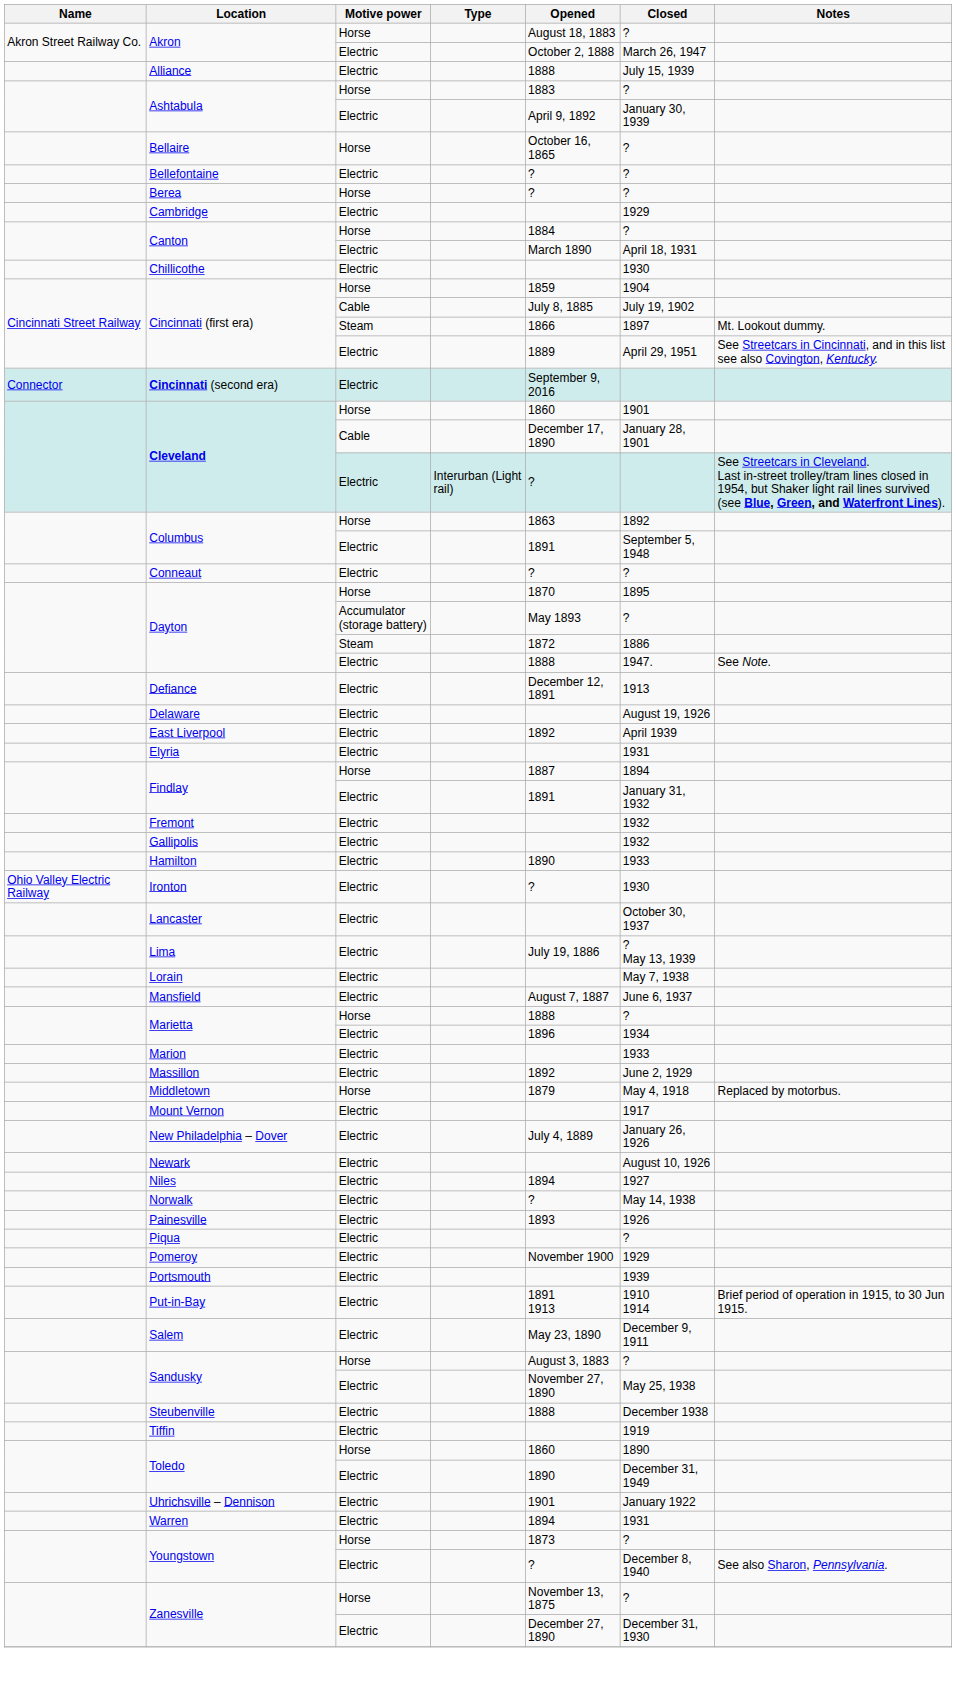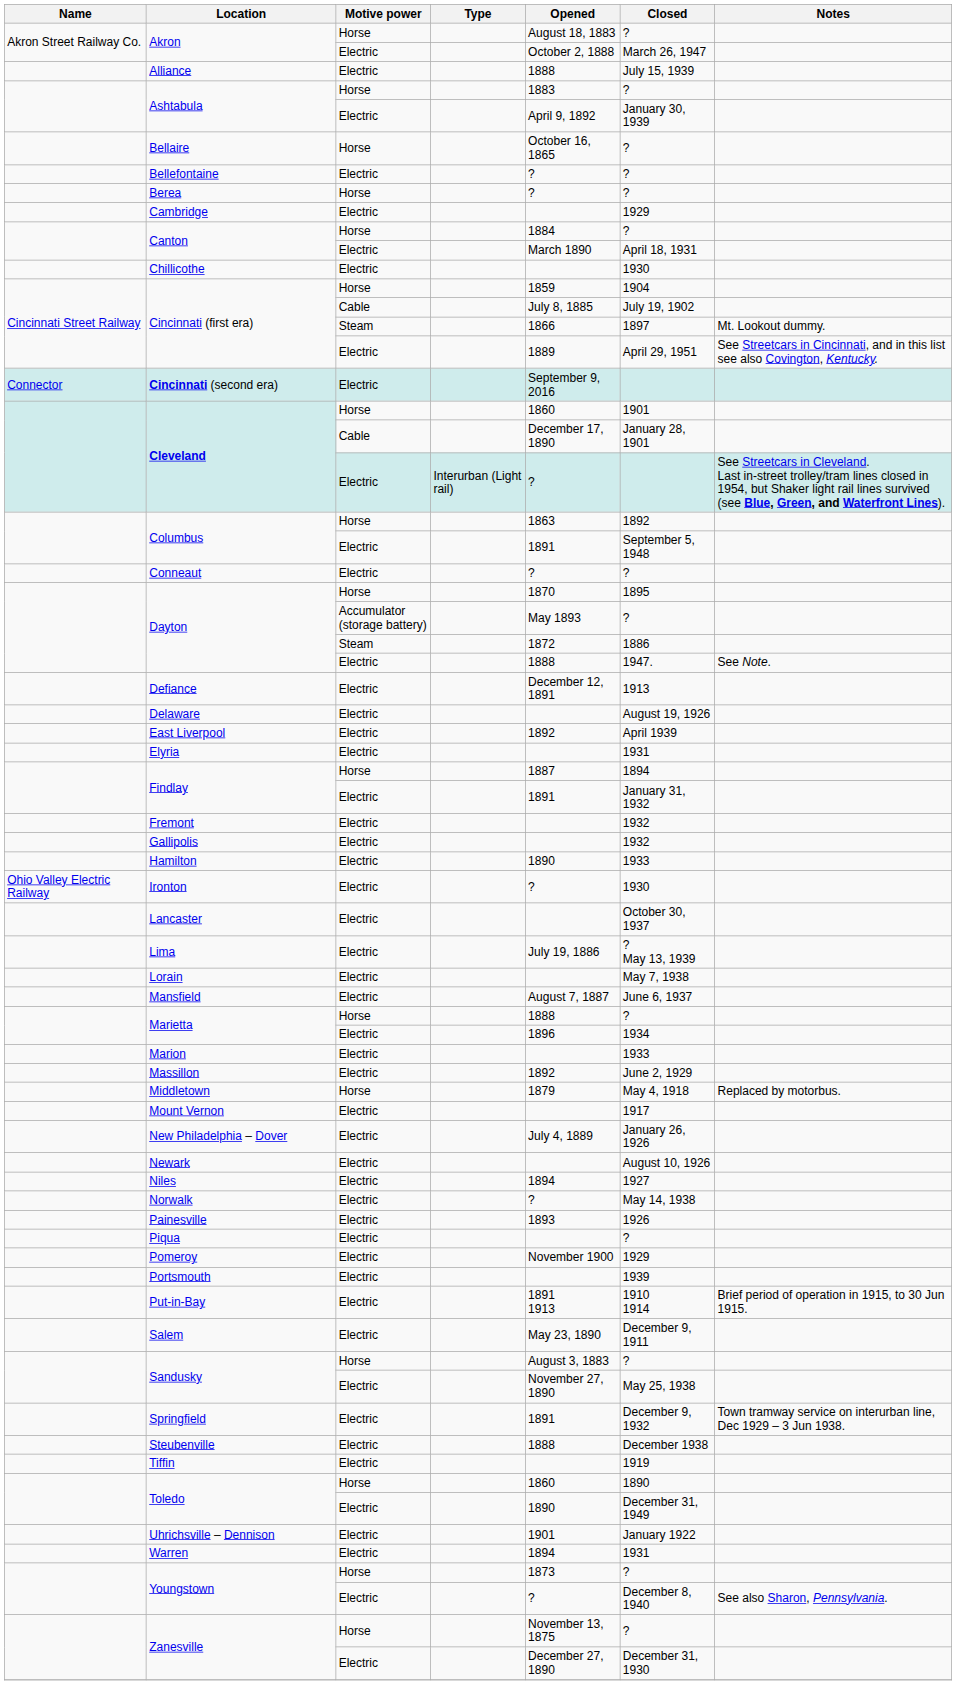+ row: (178, 1419)
